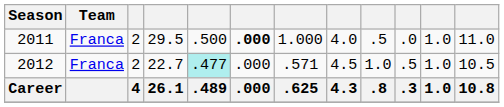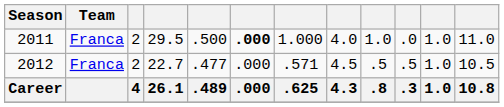(378, 41) .5 -> (378, 41) 1.0
(209, 66) paleturquoise background -> (209, 66) no background
(378, 66) 1.0 -> (378, 66) .5
